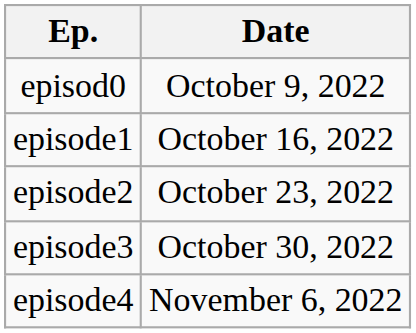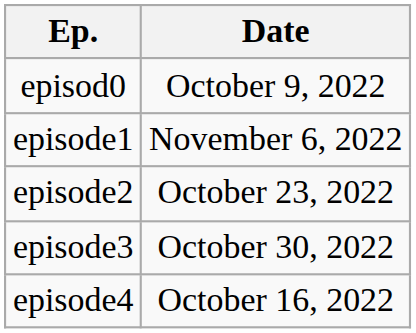(276, 138) October 16, 2022 -> (276, 138) November 6, 2022
(276, 300) November 6, 2022 -> (276, 300) October 16, 2022
